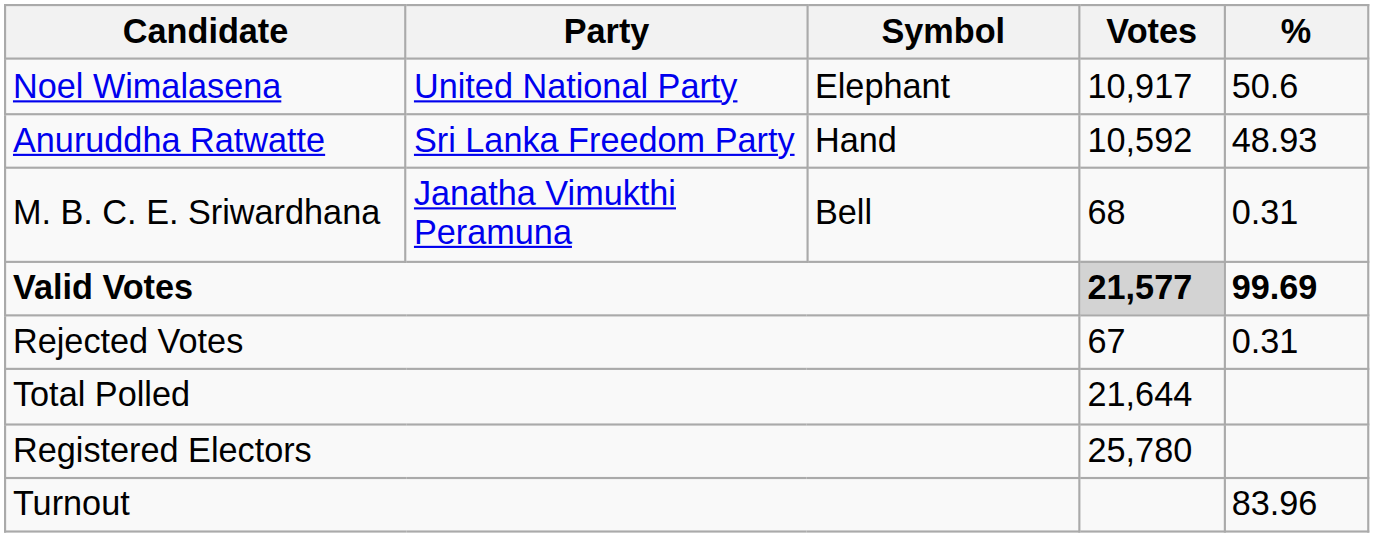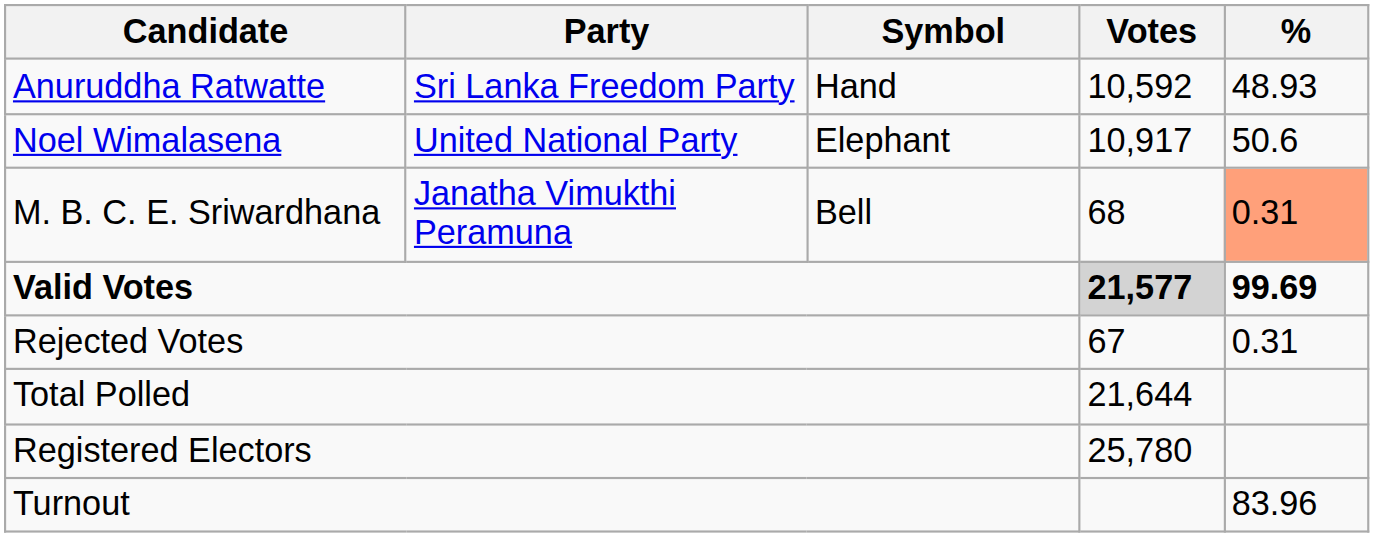rows swapped: (147, 85) <-> (169, 140)
(1265, 213) no background -> (1265, 213) lightsalmon background
